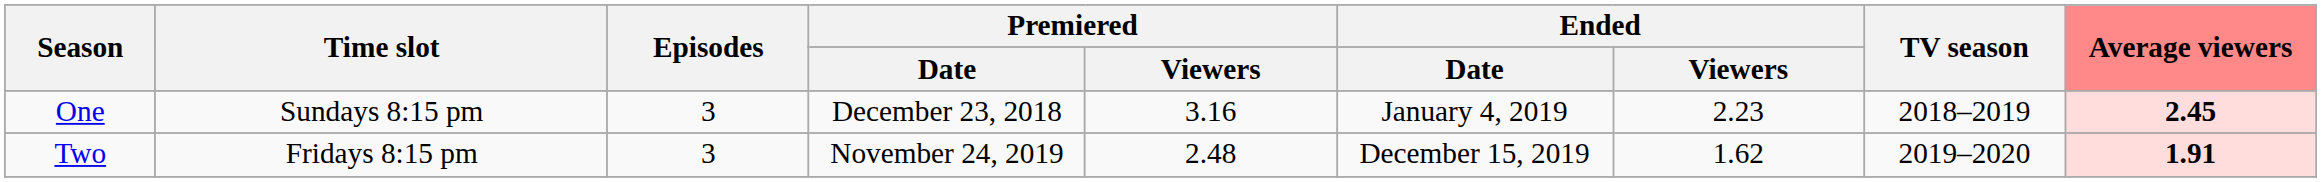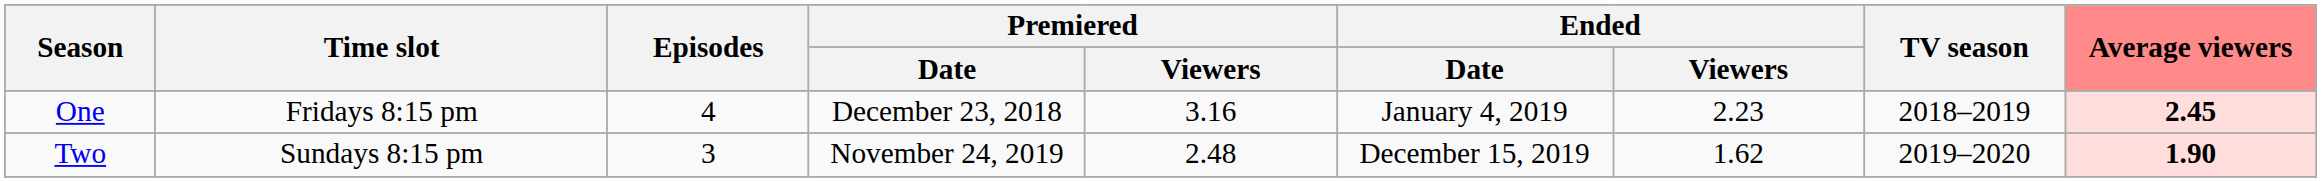(382, 111) Sundays 8:15 pm -> (382, 111) Fridays 8:15 pm
(708, 111) 3 -> (708, 111) 4
(382, 154) Fridays 8:15 pm -> (382, 154) Sundays 8:15 pm
(2191, 154) 1.91 -> (2191, 154) 1.90
